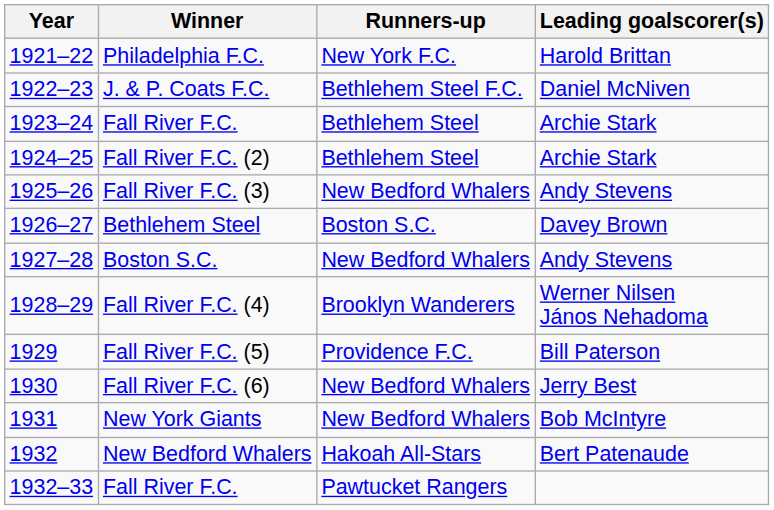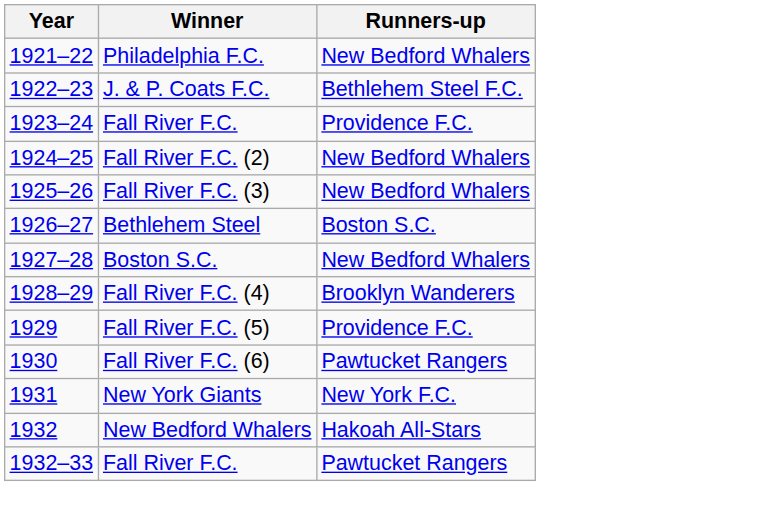- column: (652, 21)
(389, 55) New York F.C. -> (426, 55) New Bedford Whalers
(400, 123) Bethlehem Steel -> (397, 123) Providence F.C.
(400, 157) Bethlehem Steel -> (426, 157) New Bedford Whalers
(426, 385) New Bedford Whalers -> (414, 361) Pawtucket Rangers
(426, 419) New Bedford Whalers -> (389, 395) New York F.C.
